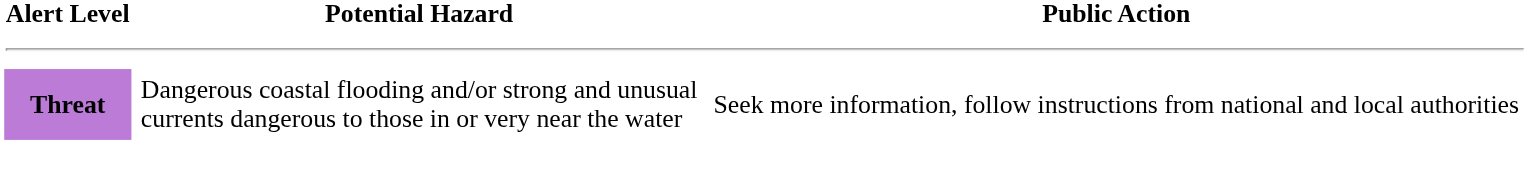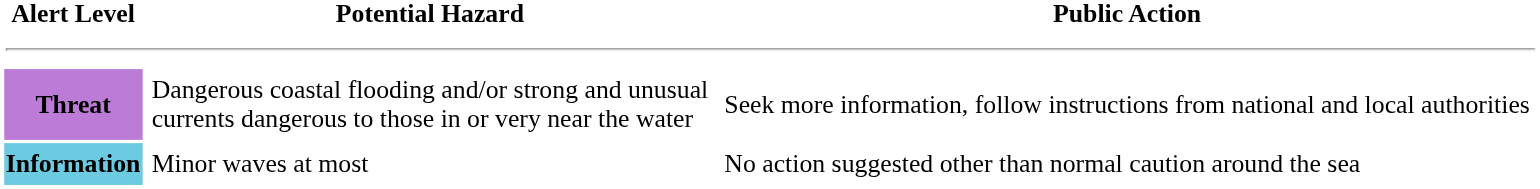+ row: (73, 163)
